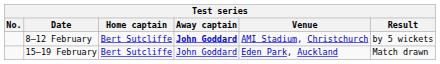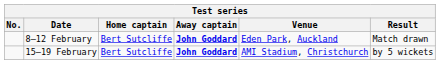(305, 39) AMI Stadium, Christchurch -> (290, 39) Eden Park, Auckland
(403, 39) by 5 wickets -> (400, 39) Match drawn
(207, 53) normal -> (207, 53) bold
(290, 53) Eden Park, Auckland -> (305, 53) AMI Stadium, Christchurch
(400, 53) Match drawn -> (403, 53) by 5 wickets
